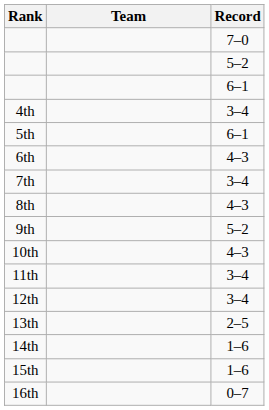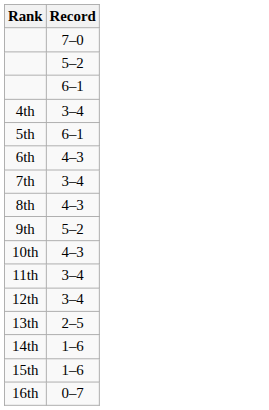- column: (129, 16)
